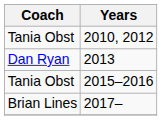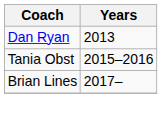- row: (119, 37)
